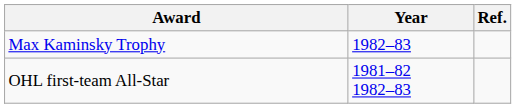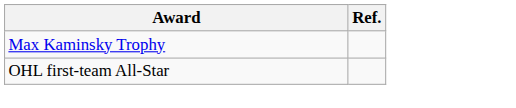- column: (411, 17)
